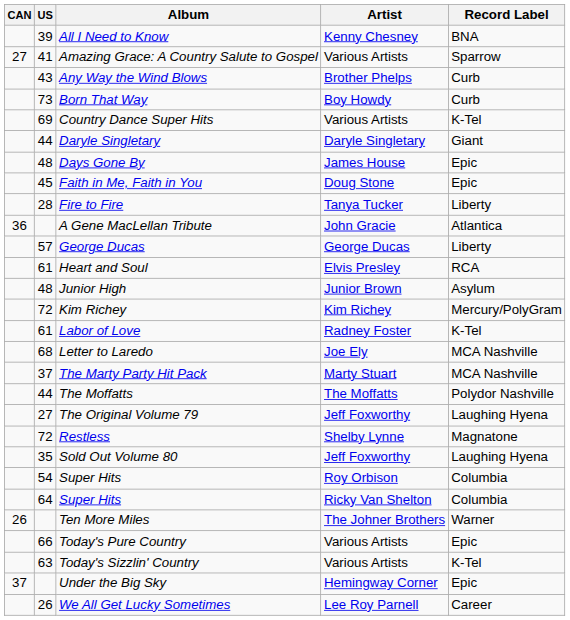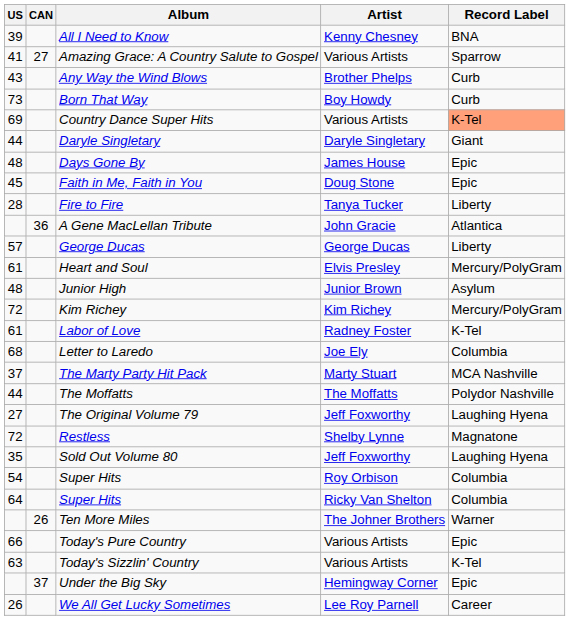columns swapped: (45, 15) <-> (19, 15)
(466, 120) no background -> (466, 120) lightsalmon background
(465, 267) RCA -> (507, 267) Mercury/PolyGram
(494, 352) MCA Nashville -> (479, 352) Columbia
